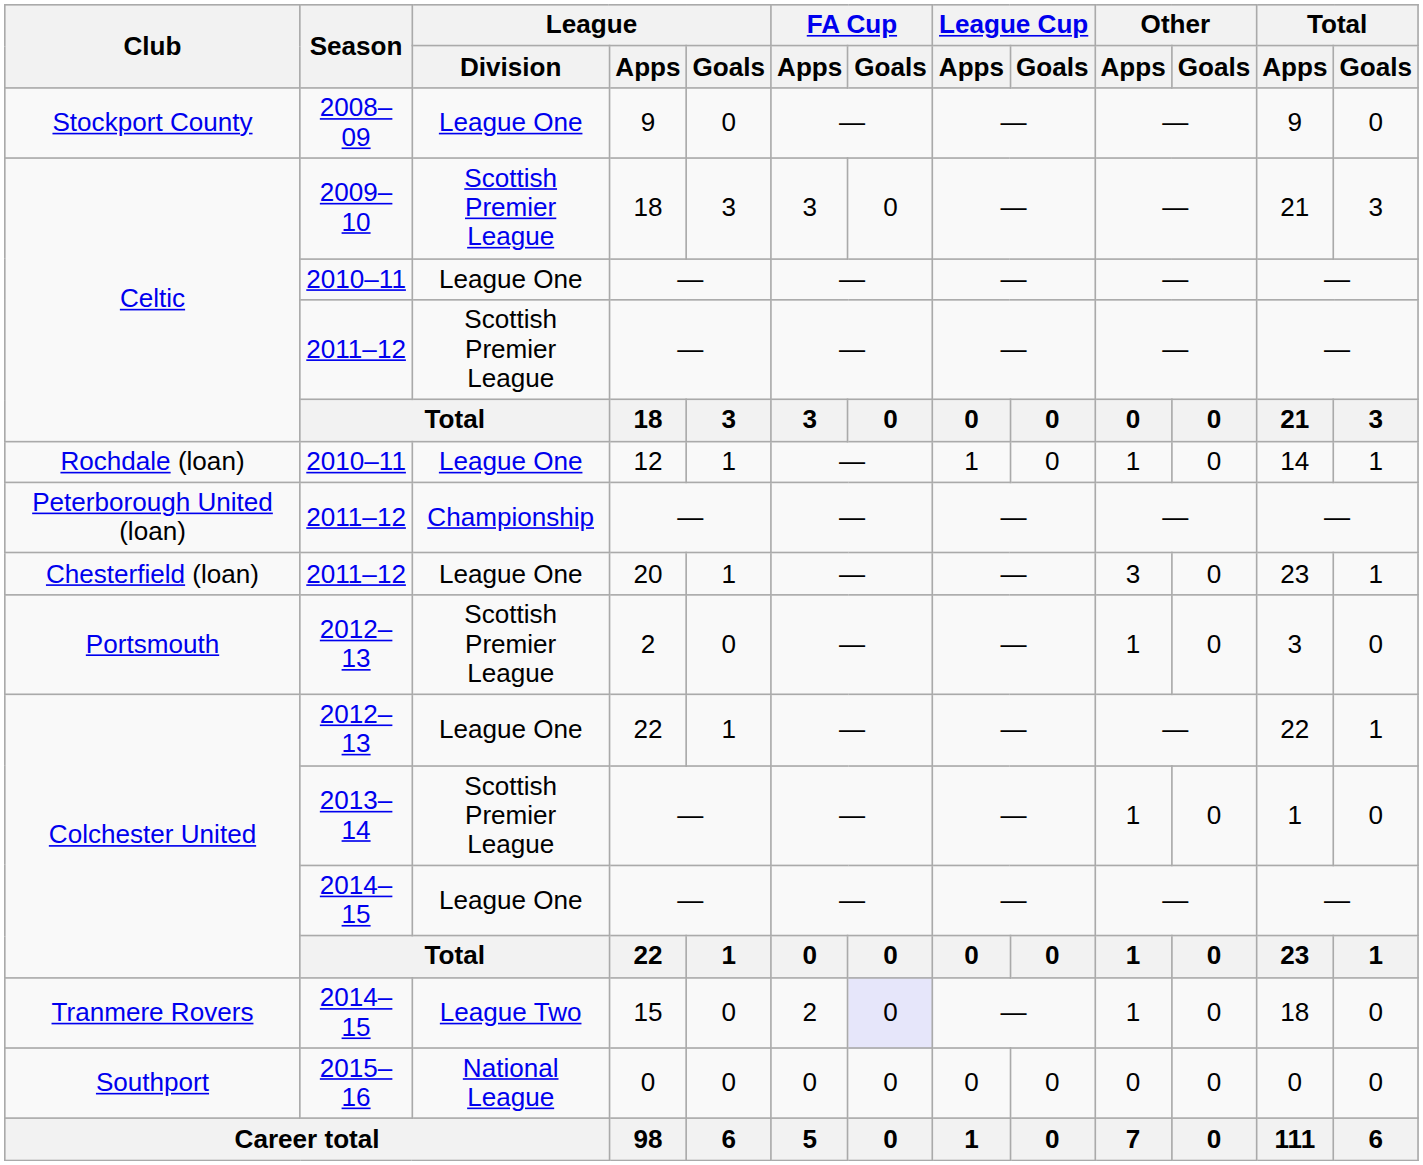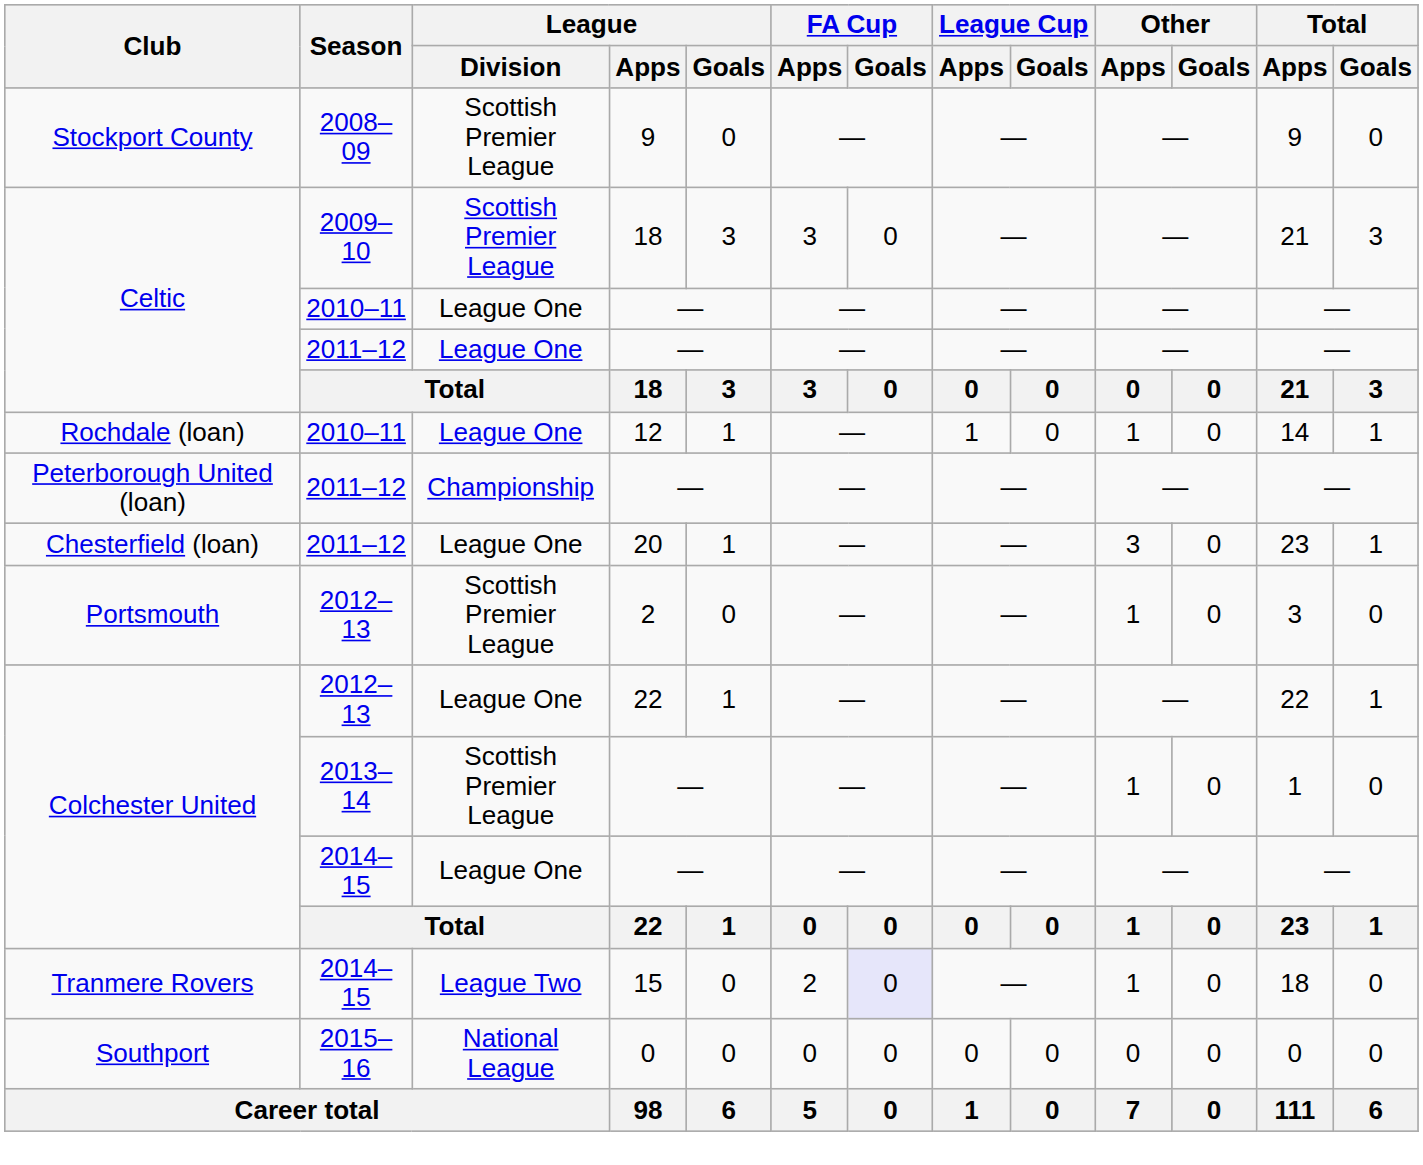(511, 122) League One -> (511, 137) Scottish Premier League
(511, 349) Scottish Premier League -> (511, 349) League One
